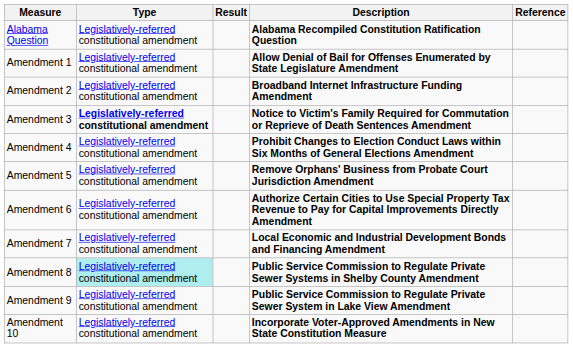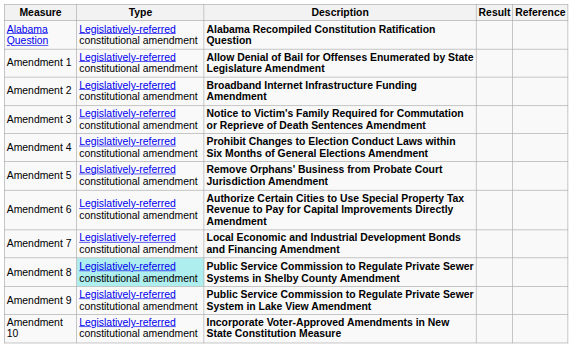columns swapped: (381, 12) <-> (231, 12)
(143, 119) bold -> (138, 119) normal
